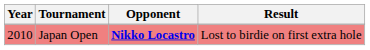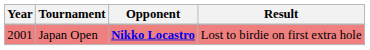(20, 34) 2010 -> (20, 34) 2001
